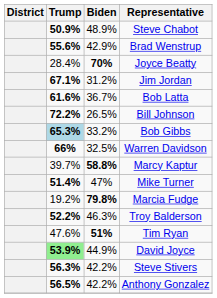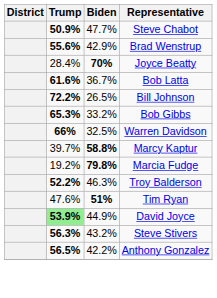(102, 30) 48.9% -> (102, 30) 47.7%
- row: (166, 81)
(65, 132) lightblue background -> (65, 115) no background
- row: (166, 183)
(102, 268) 42.2% -> (102, 234) 43.2%
